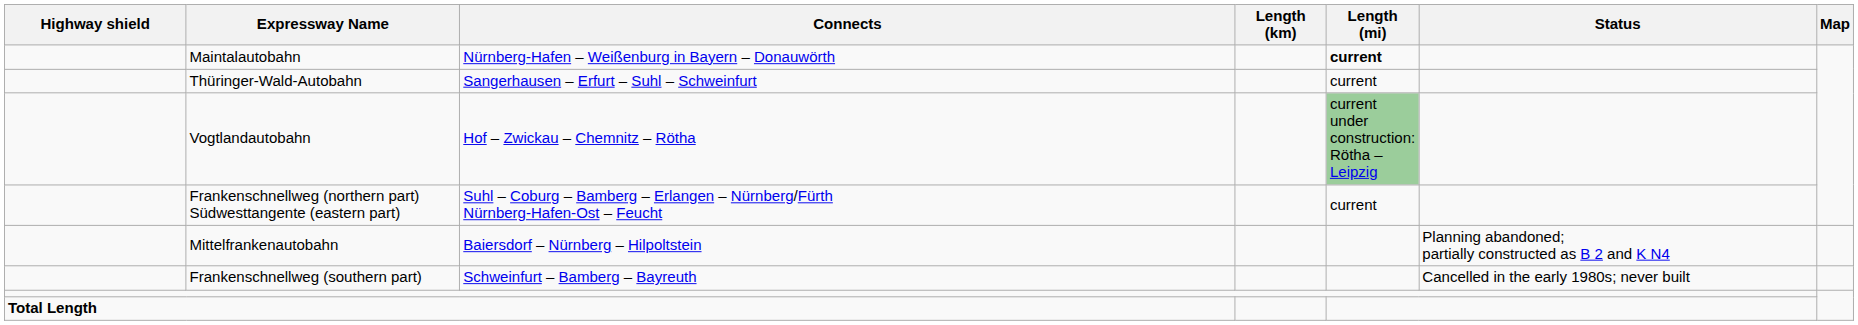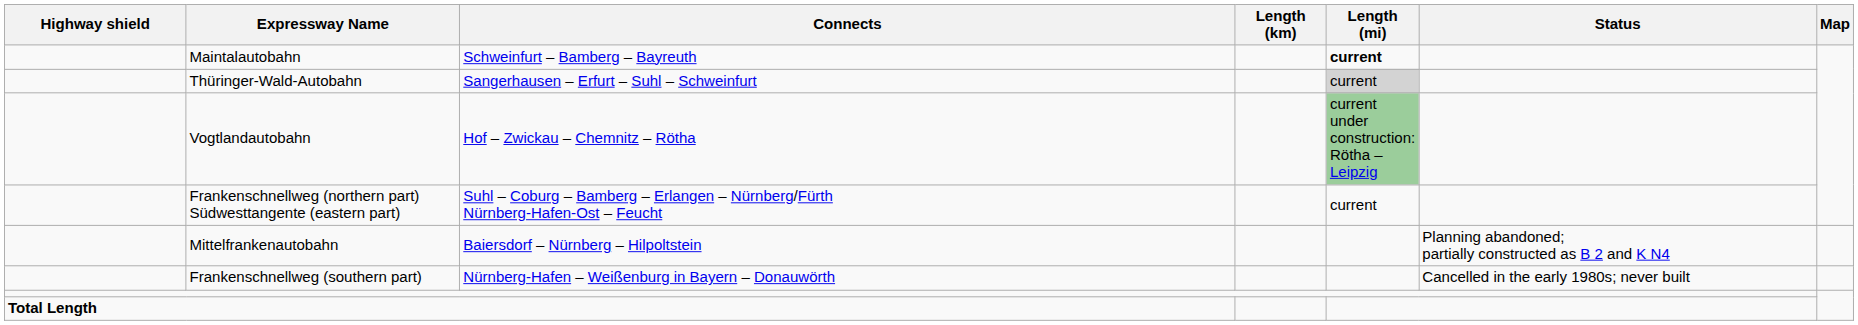(649, 57) Nürnberg-Hafen – Weißenburg in Bayern – Donauwörth -> (580, 57) Schweinfurt – Bamberg – Bayreuth
(1353, 81) no background -> (1353, 81) lightgrey background
(580, 277) Schweinfurt – Bamberg – Bayreuth -> (649, 277) Nürnberg-Hafen – Weißenburg in Bayern – Donauwörth
